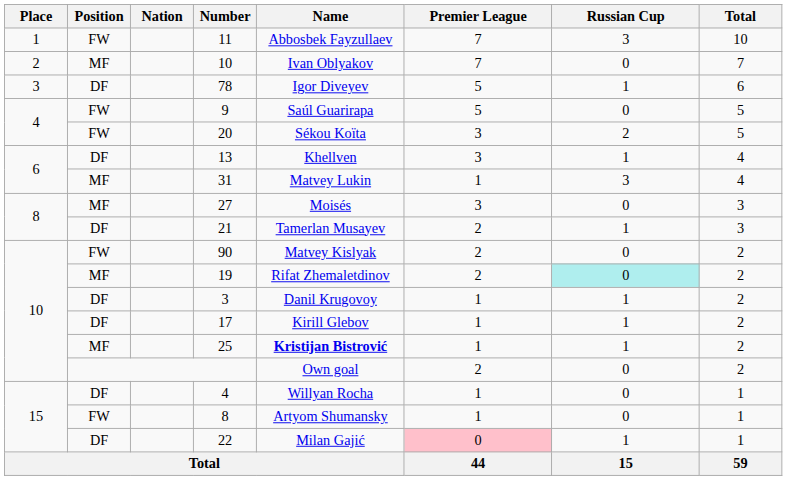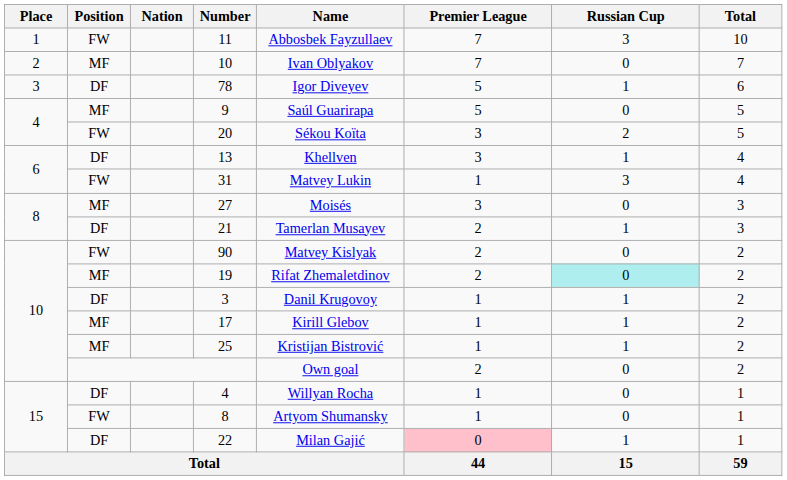(99, 110) FW -> (99, 110) MF
(99, 181) MF -> (99, 181) FW
(99, 322) DF -> (99, 322) MF
(330, 346) bold -> (330, 346) normal
